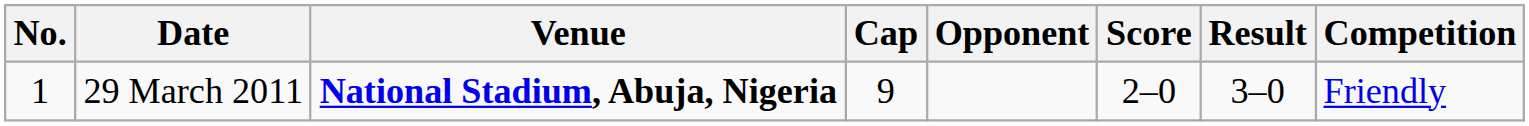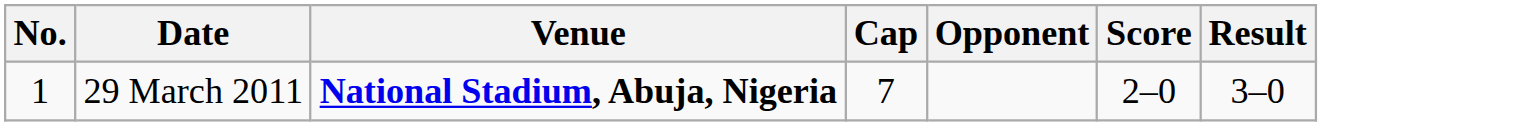- column: (1420, 33)
(886, 90) 9 -> (886, 90) 7
